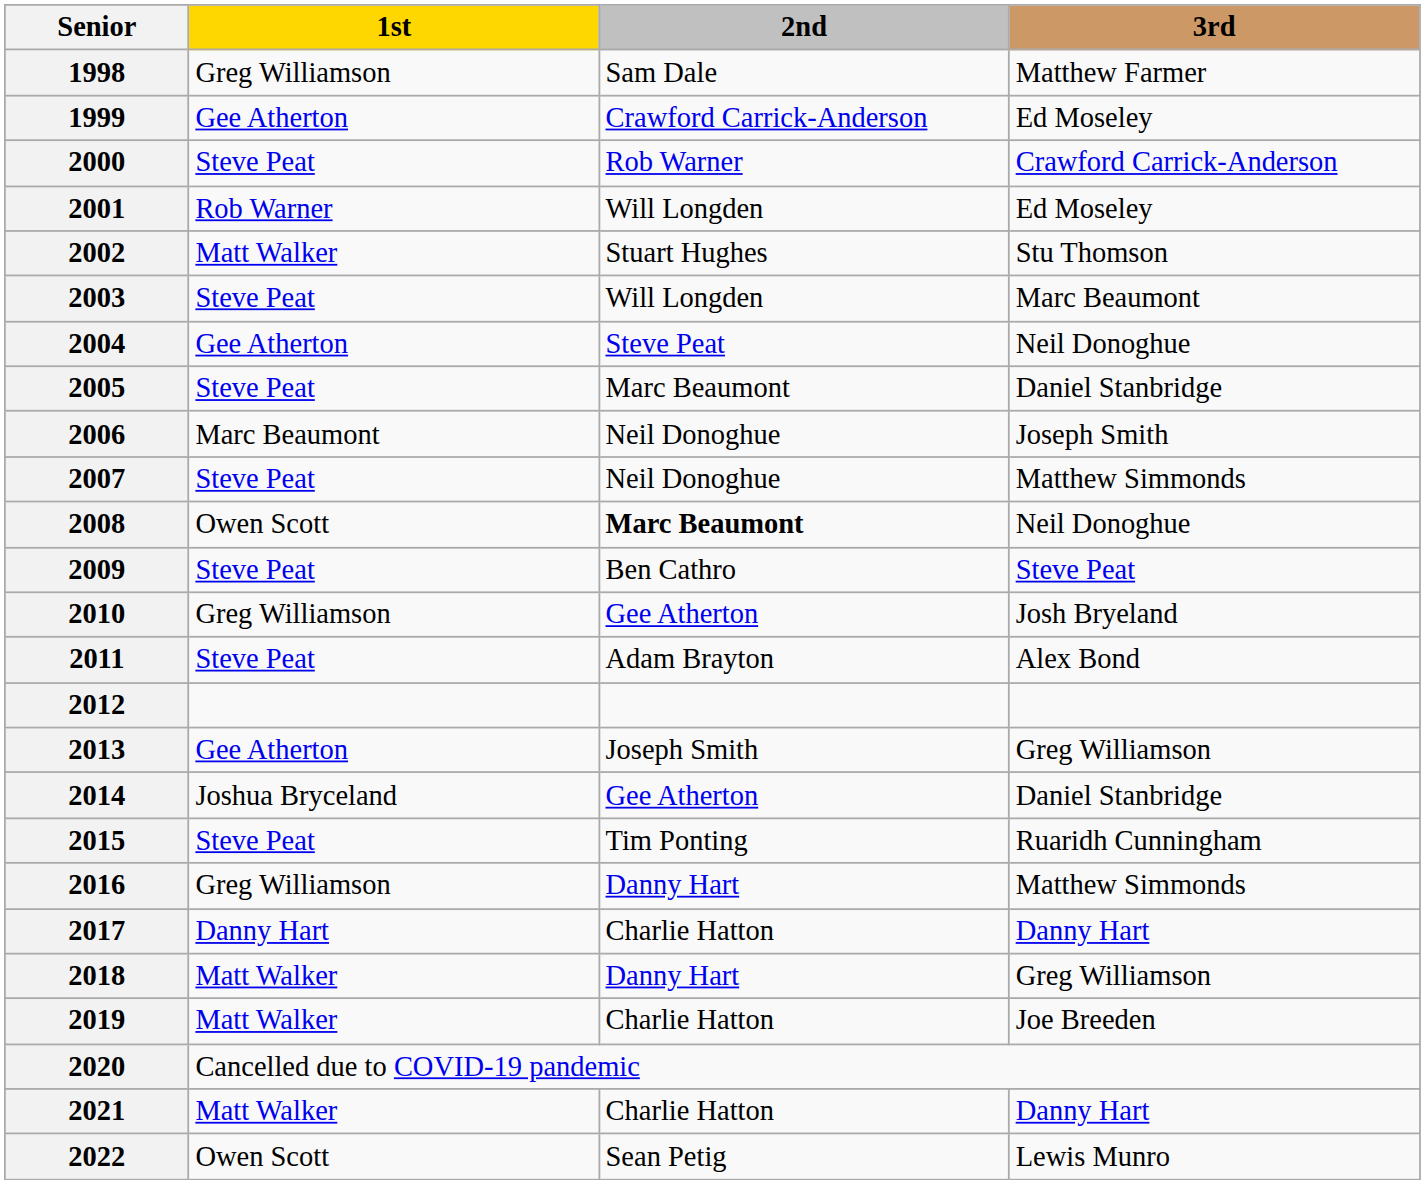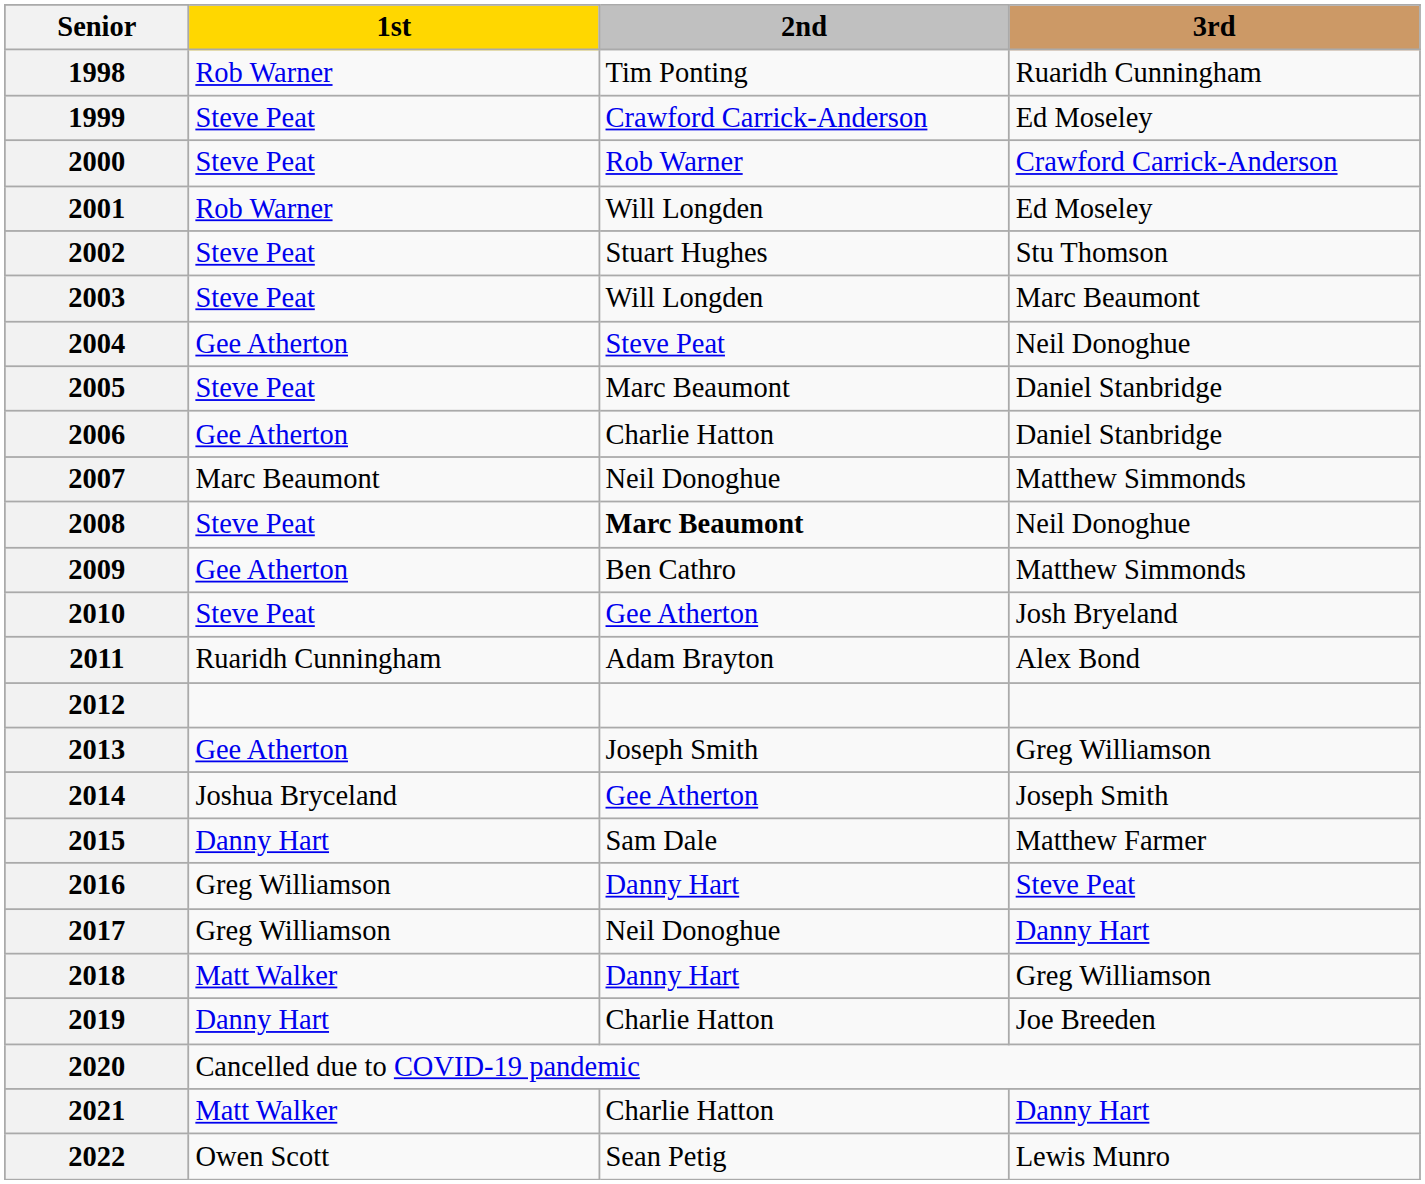(293, 72) Greg Williamson -> (264, 72) Rob Warner
(661, 72) Sam Dale -> (677, 72) Tim Ponting
(1111, 72) Matthew Farmer -> (1139, 72) Ruaridh Cunningham
(272, 117) Gee Atherton -> (255, 117) Steve Peat
(266, 252) Matt Walker -> (255, 252) Steve Peat
(288, 433) Marc Beaumont -> (272, 433) Gee Atherton
(693, 433) Neil Donoghue -> (690, 433) Charlie Hatton
(1092, 433) Joseph Smith -> (1119, 433) Daniel Stanbridge
(255, 478) Steve Peat -> (288, 478) Marc Beaumont
(262, 523) Owen Scott -> (255, 523) Steve Peat
(255, 569) Steve Peat -> (272, 569) Gee Atherton
(1075, 569) Steve Peat -> (1131, 569) Matthew Simmonds
(293, 614) Greg Williamson -> (255, 614) Steve Peat
(255, 659) Steve Peat -> (318, 659) Ruaridh Cunningham
(1119, 794) Daniel Stanbridge -> (1092, 794) Joseph Smith
(255, 840) Steve Peat -> (262, 840) Danny Hart
(677, 840) Tim Ponting -> (661, 840) Sam Dale
(1139, 840) Ruaridh Cunningham -> (1111, 840) Matthew Farmer
(1131, 885) Matthew Simmonds -> (1075, 885) Steve Peat
(262, 930) Danny Hart -> (293, 930) Greg Williamson
(690, 930) Charlie Hatton -> (693, 930) Neil Donoghue
(266, 1020) Matt Walker -> (262, 1020) Danny Hart
